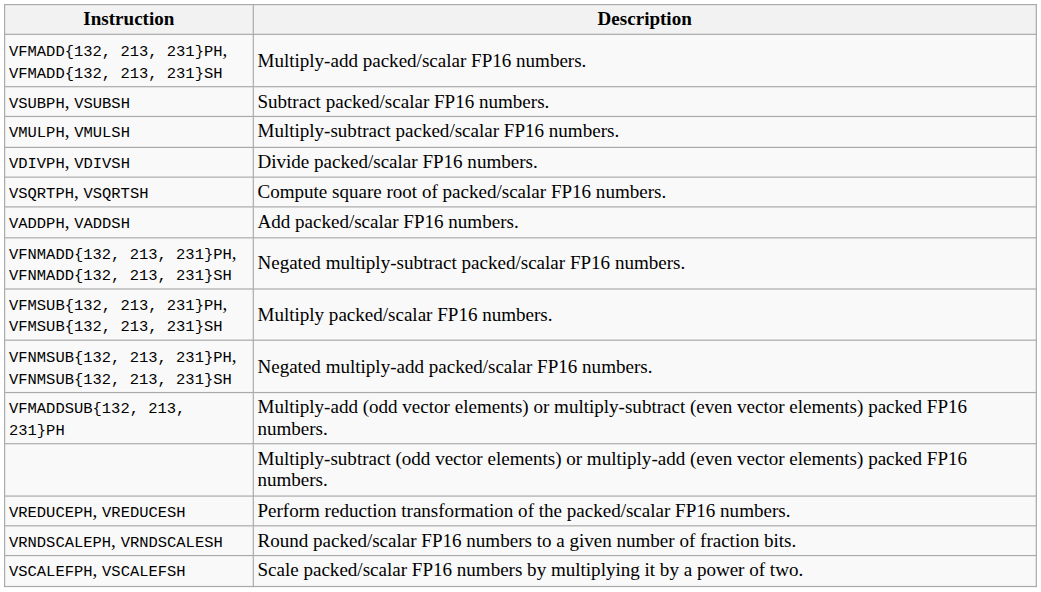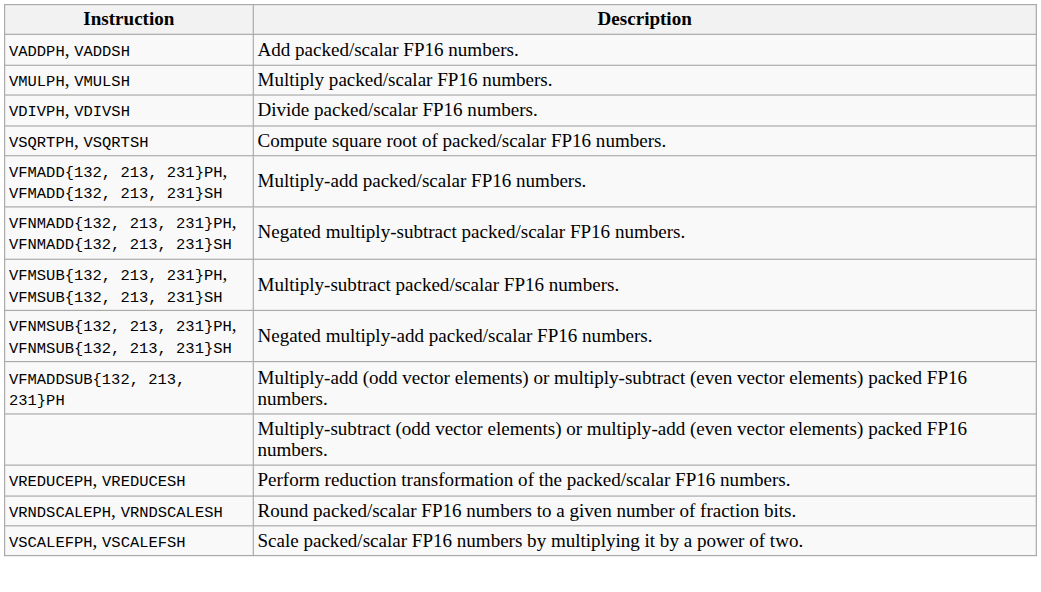rows swapped: (69, 222) <-> (118, 61)
- row: (69, 102)
(438, 131) Multiply-subtract packed/scalar FP16 numbers. -> (405, 79) Multiply packed/scalar FP16 numbers.
(405, 314) Multiply packed/scalar FP16 numbers. -> (438, 284) Multiply-subtract packed/scalar FP16 numbers.
